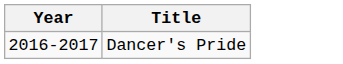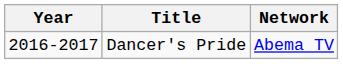+ column: (294, 18)
